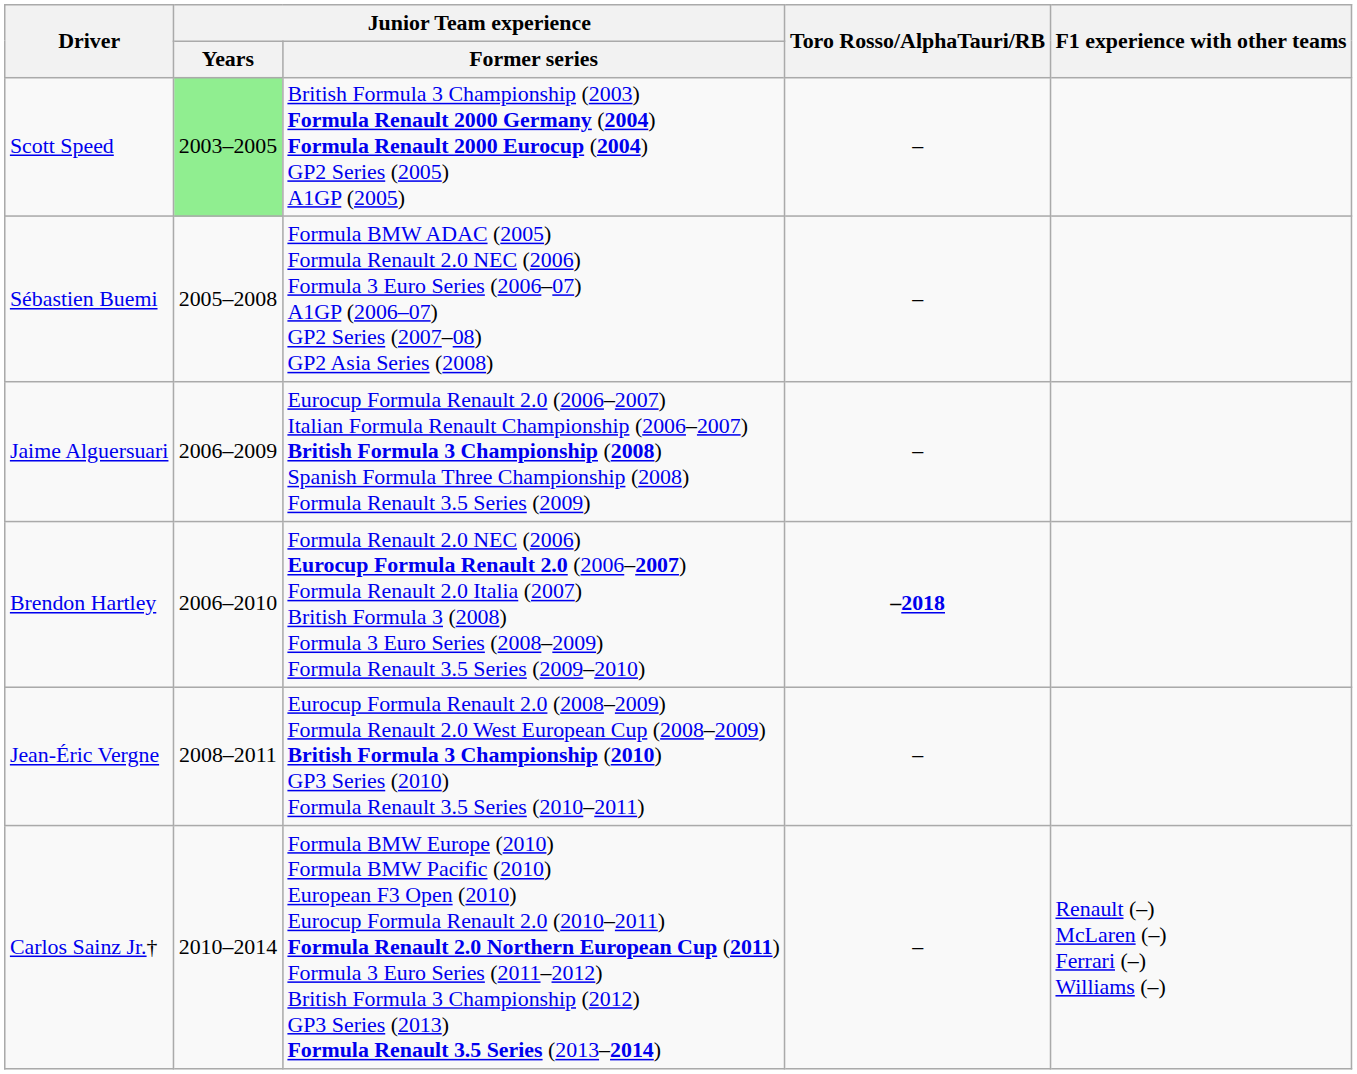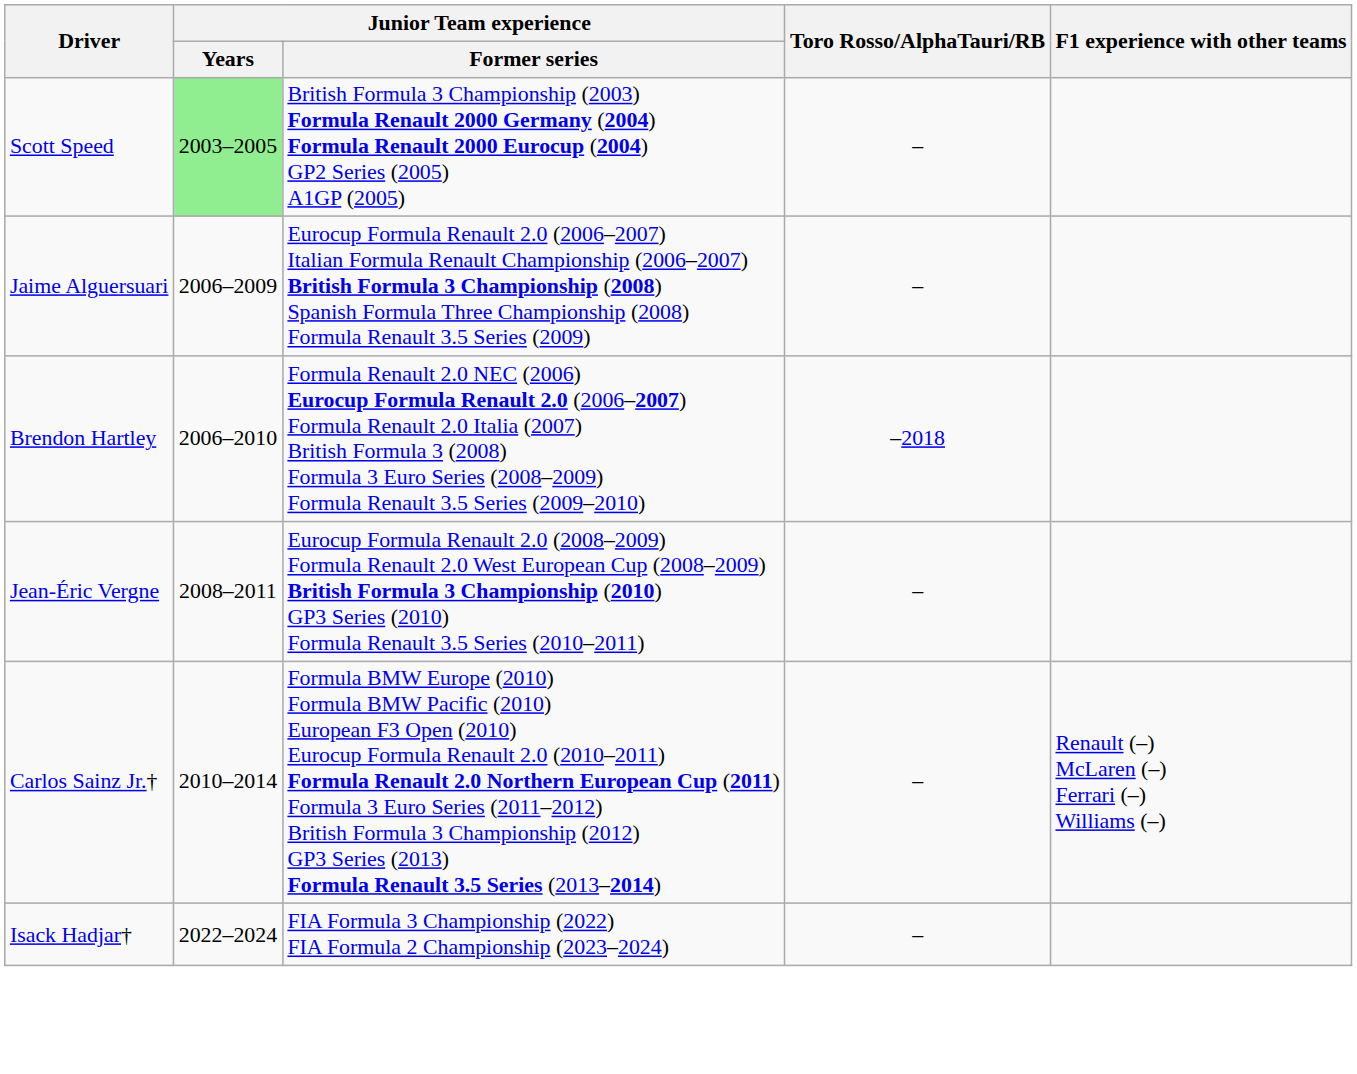- row: (84, 299)
(918, 603) bold -> (918, 438) normal
+ row: (71, 934)
